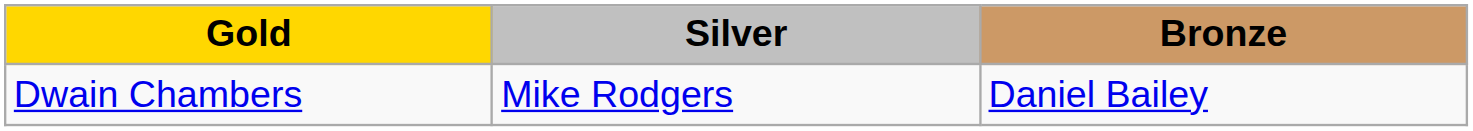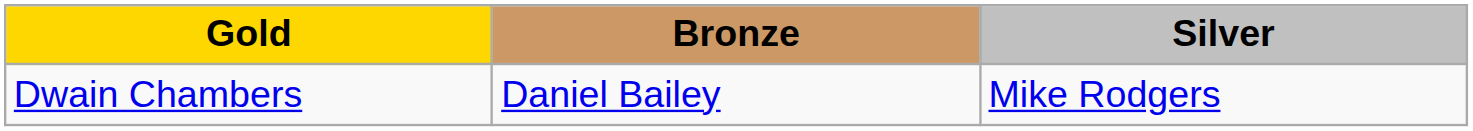columns swapped: (736, 34) <-> (1223, 34)
